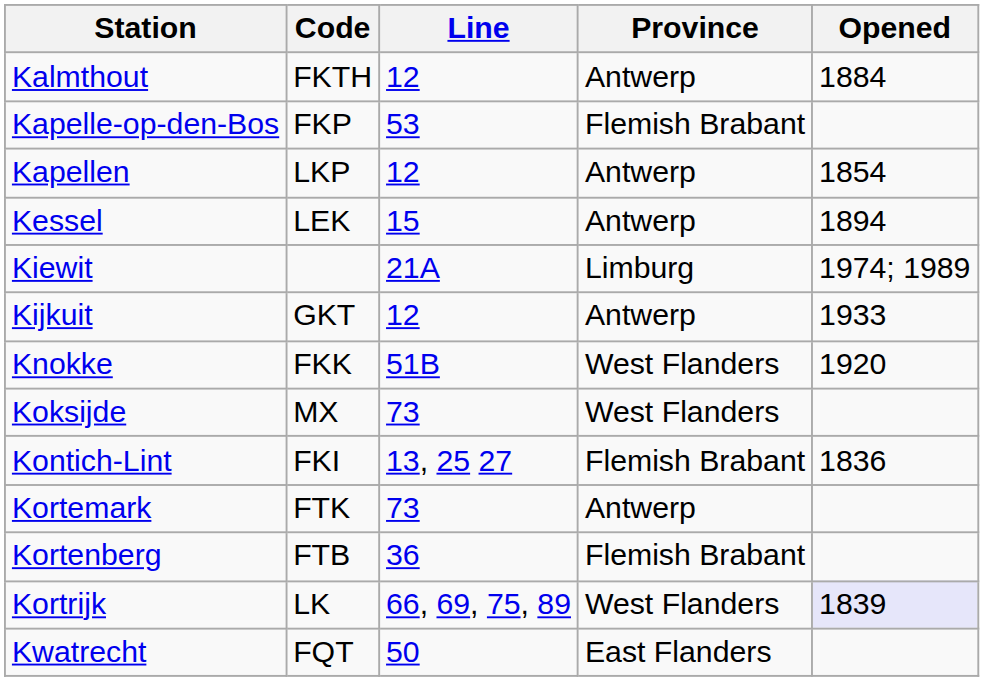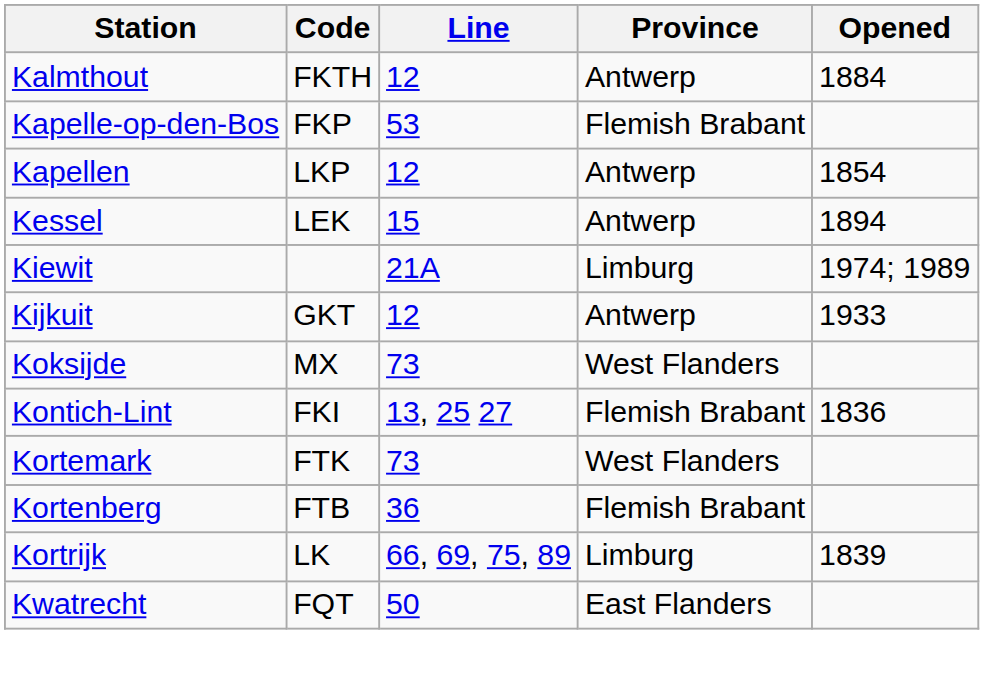- row: (62, 364)
(640, 508) Antwerp -> (682, 460) West Flanders
(682, 603) West Flanders -> (640, 556) Limburg
(853, 603) lavender background -> (853, 556) no background
